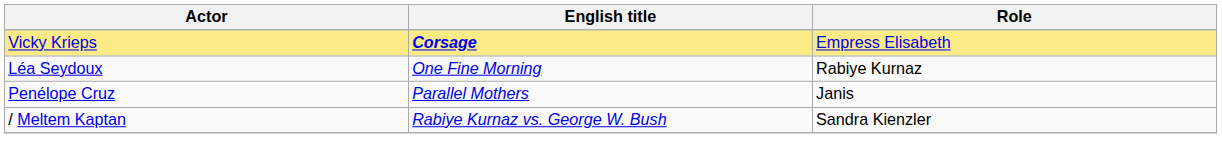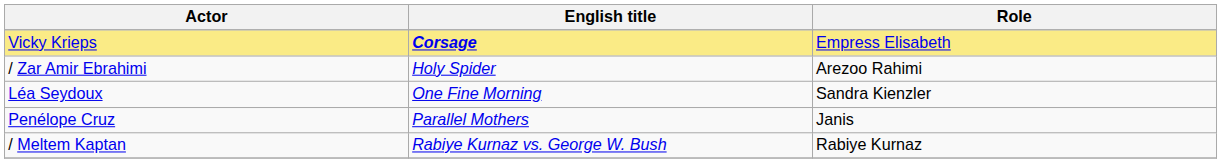+ row: (77, 68)
(869, 68) Rabiye Kurnaz -> (874, 94) Sandra Kienzler
(874, 119) Sandra Kienzler -> (869, 145) Rabiye Kurnaz
